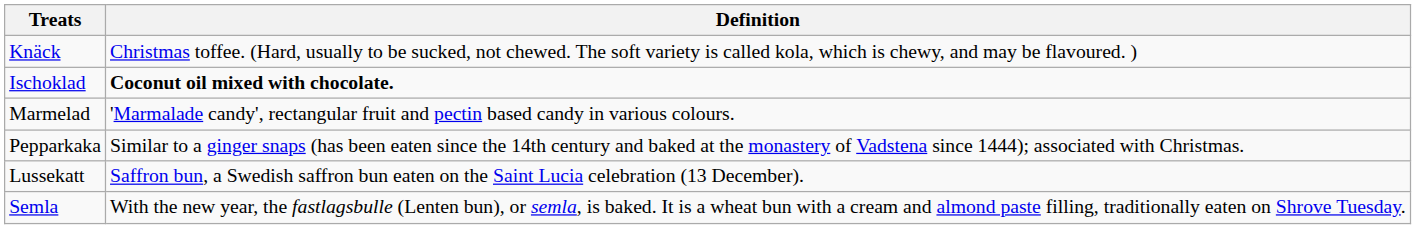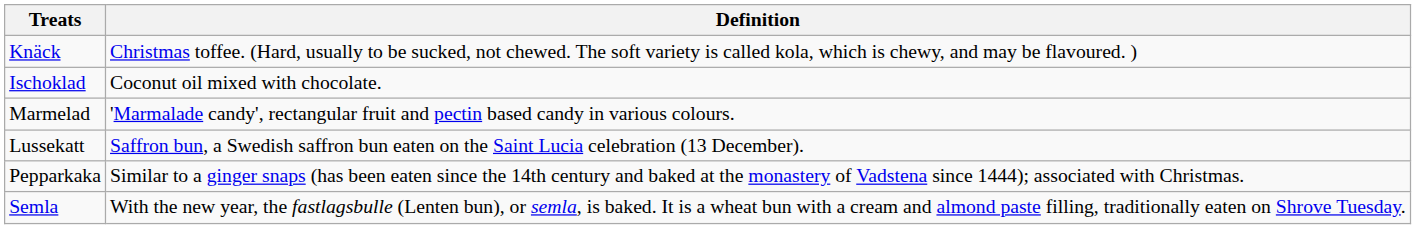(252, 82) bold -> (246, 82) normal
rows swapped: (47, 176) <-> (55, 144)
